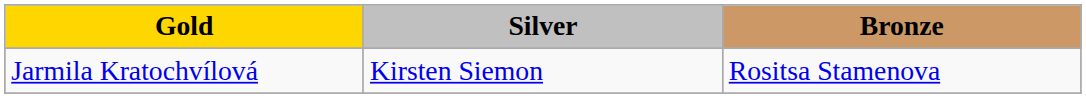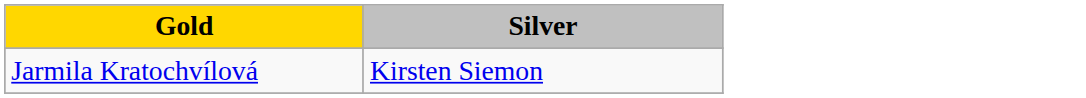- column: (902, 26)
